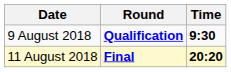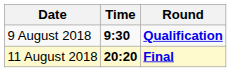columns swapped: (206, 14) <-> (143, 14)
